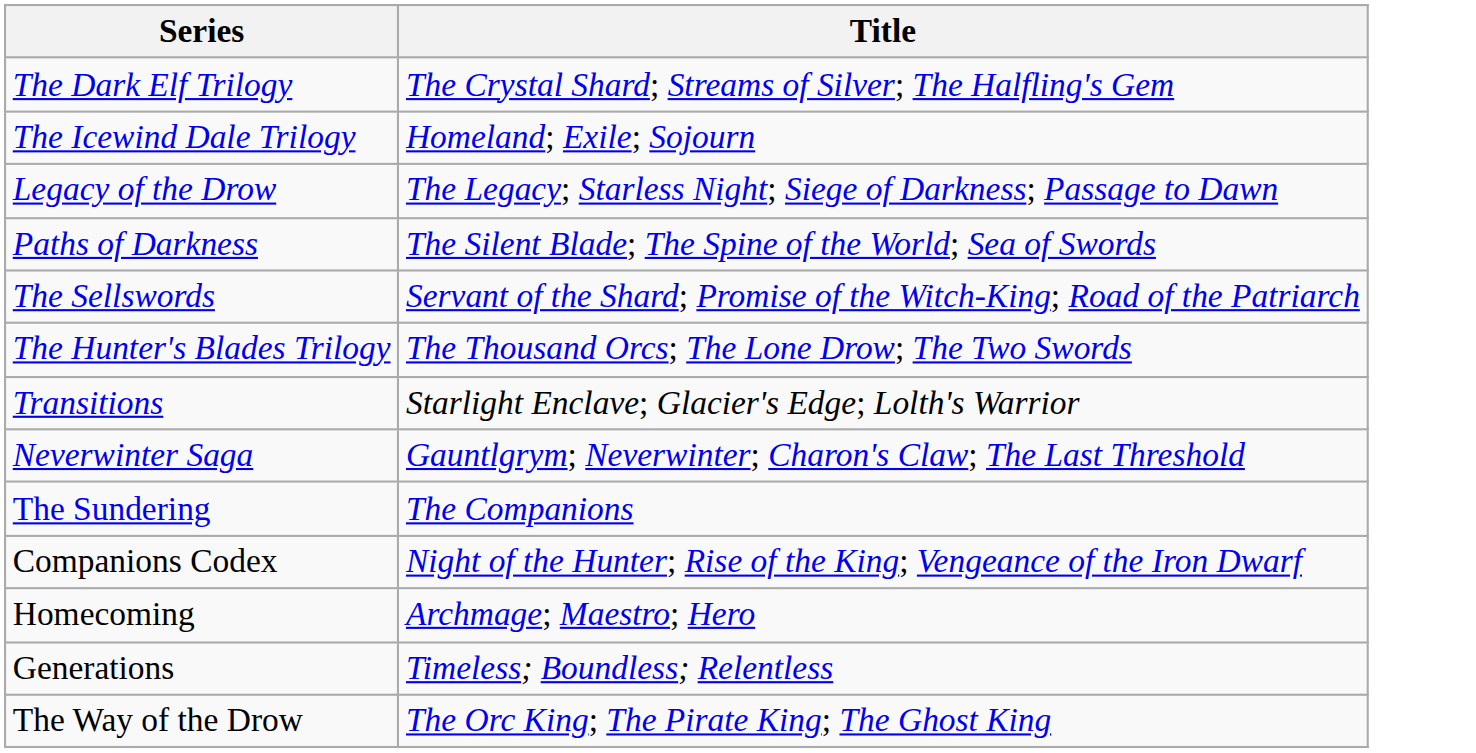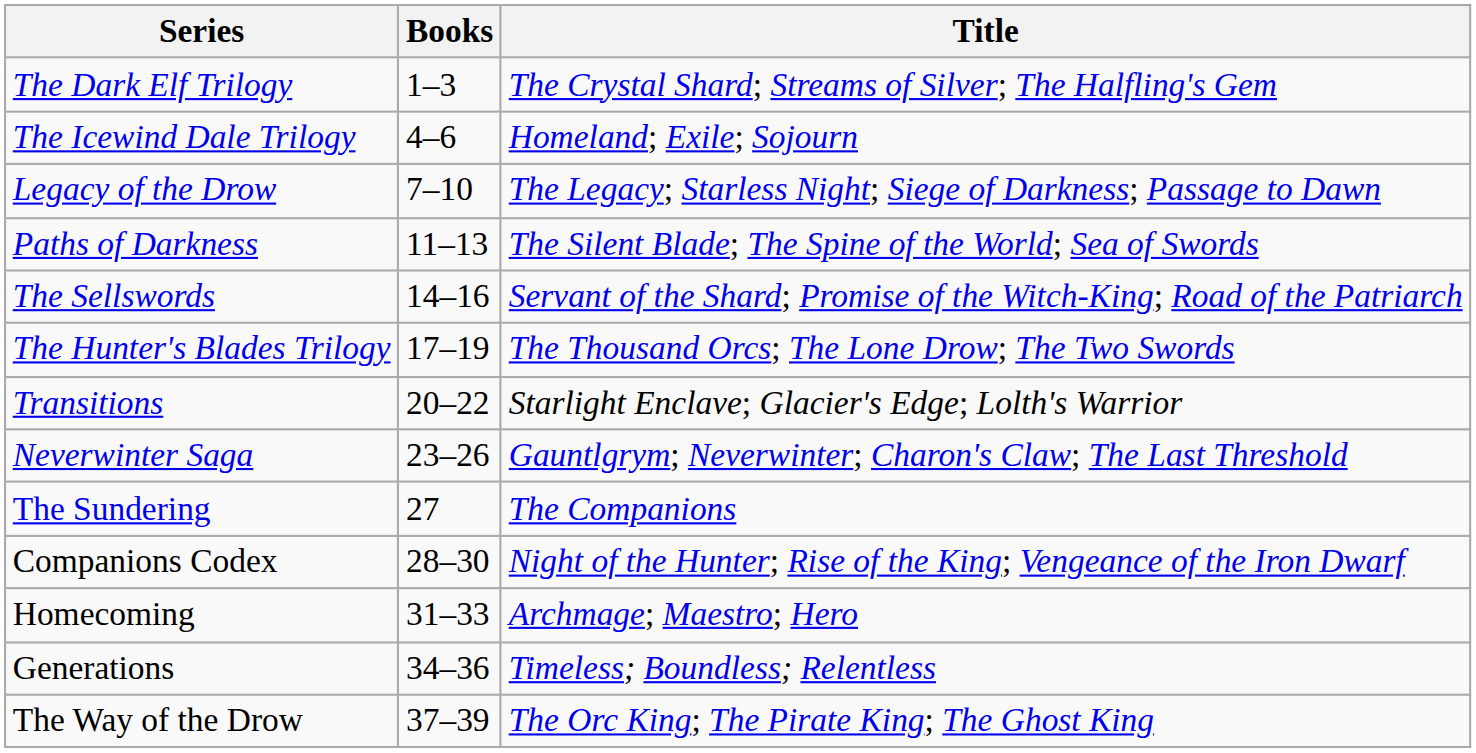+ column: (450, 31)
